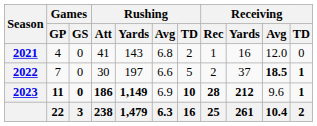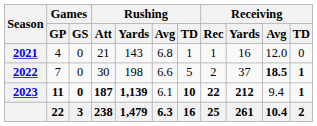(103, 53) 41 -> (103, 53) 21
(189, 53) 2 -> (189, 53) 1
(134, 72) 197 -> (134, 72) 198
(103, 92) 186 -> (103, 92) 187
(134, 92) 1,149 -> (134, 92) 1,139
(165, 92) 6.9 -> (165, 92) 6.1
(213, 92) 28 -> (213, 92) 22
(276, 92) 9.6 -> (276, 92) 9.4
